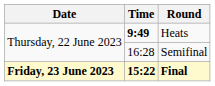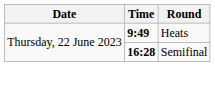(141, 52) normal -> (141, 52) bold
- row: (174, 71)
